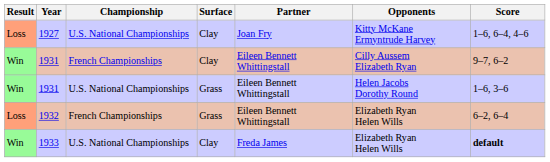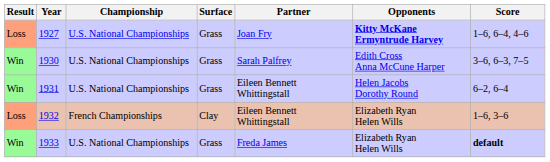(209, 34) Clay -> (211, 34) Grass
(395, 34) normal -> (399, 34) bold
+ row: (49, 61)
- row: (49, 61)
(491, 88) 1–6, 3–6 -> (491, 88) 6–2, 6–4
(211, 116) Grass -> (209, 116) Clay
(491, 116) 6–2, 6–4 -> (491, 116) 1–6, 3–6
(209, 143) Clay -> (211, 143) Grass
